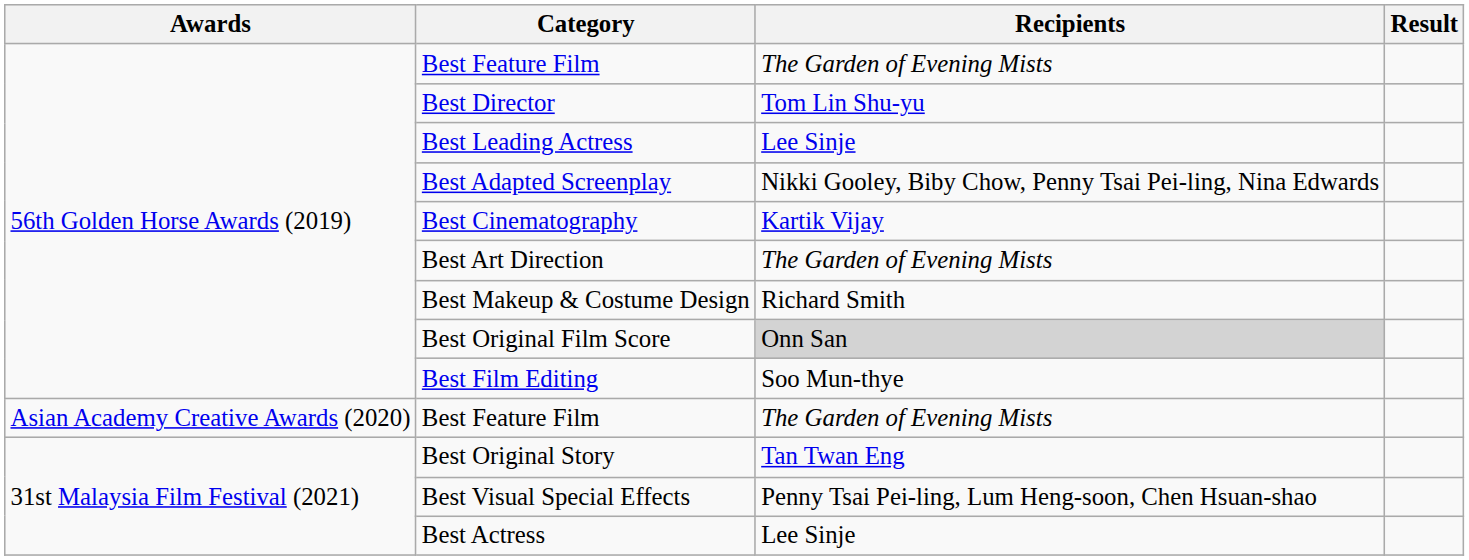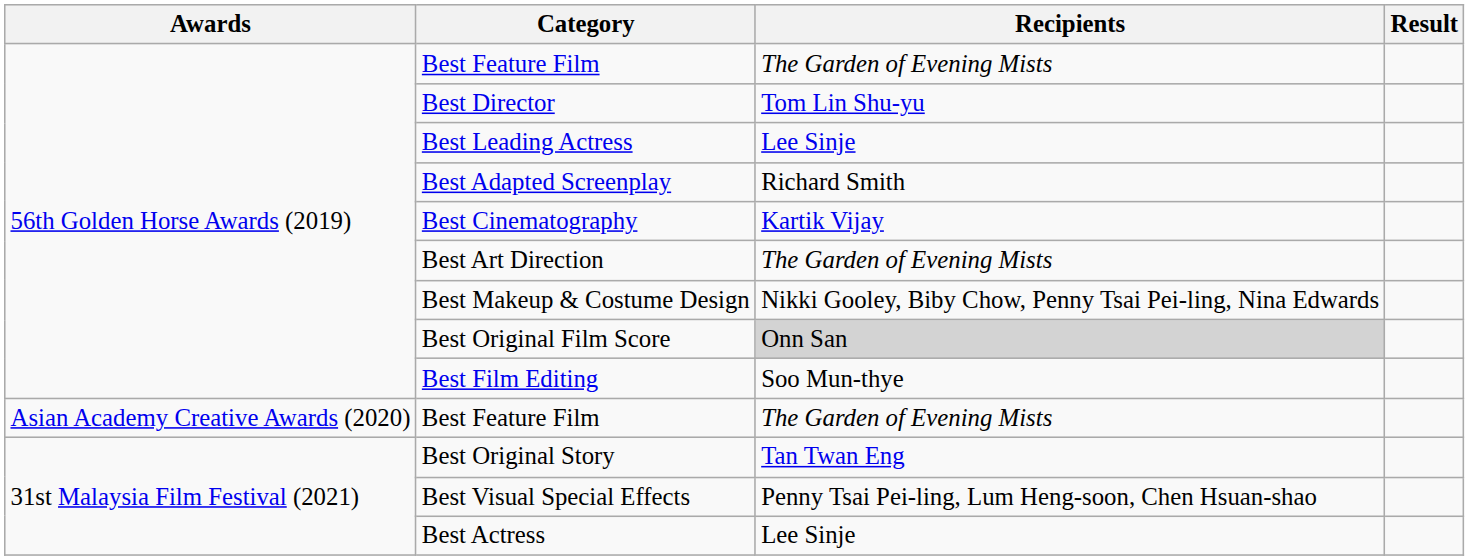(1070, 181) Nikki Gooley, Biby Chow, Penny Tsai Pei-ling, Nina Edwards -> (833, 181) Richard Smith
(833, 299) Richard Smith -> (1070, 299) Nikki Gooley, Biby Chow, Penny Tsai Pei-ling, Nina Edwards
